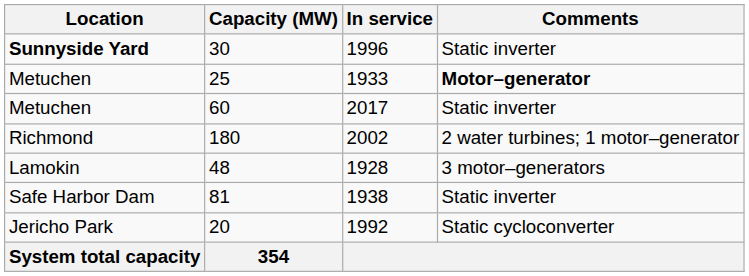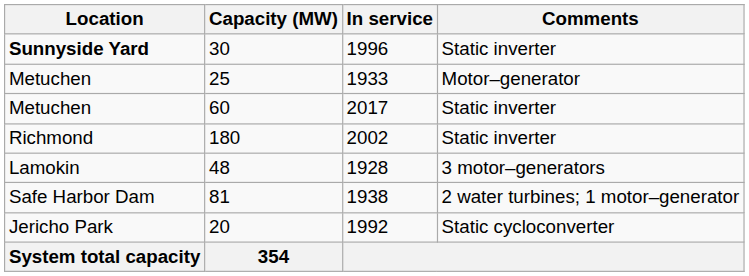(516, 78) bold -> (511, 78) normal
(590, 138) 2 water turbines; 1 motor–generator -> (499, 138) Static inverter
(499, 197) Static inverter -> (590, 197) 2 water turbines; 1 motor–generator
